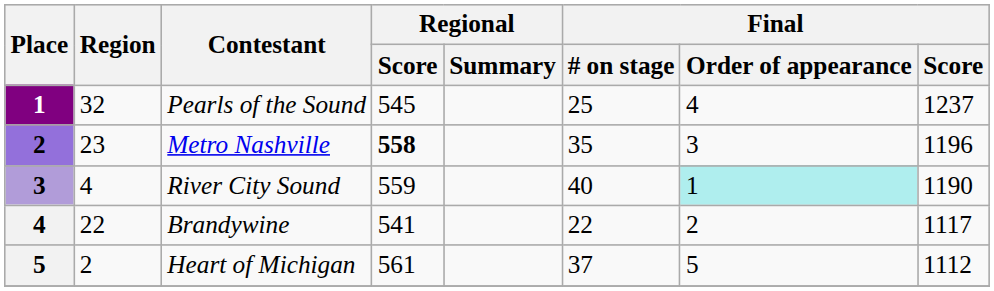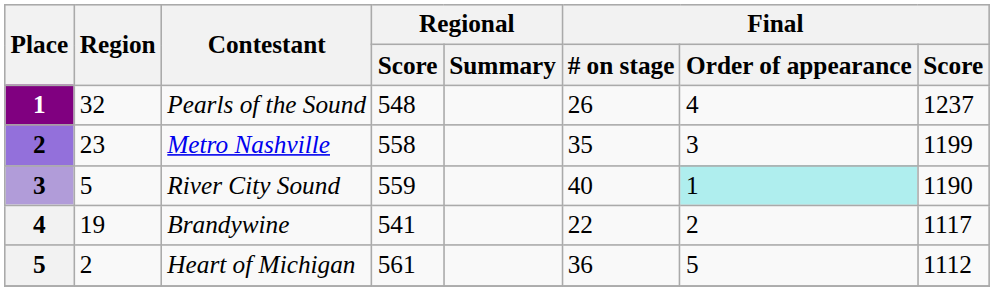(397, 104) 545 -> (397, 104) 548
(580, 104) 25 -> (580, 104) 26
(397, 144) bold -> (397, 144) normal
(948, 144) 1196 -> (948, 144) 1199
(86, 184) 4 -> (86, 184) 5
(92, 225) 22 -> (92, 225) 19
(580, 265) 37 -> (580, 265) 36
